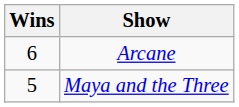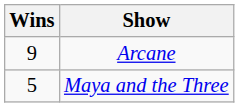(32, 53) 6 -> (32, 53) 9
